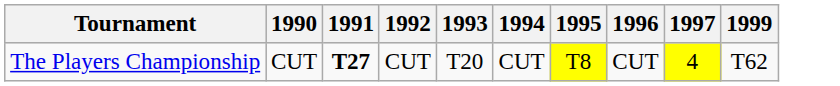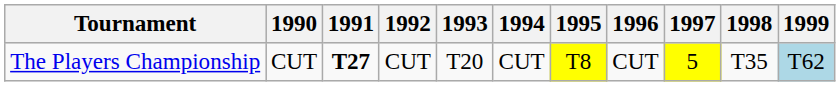+ column: (749, 23)
(692, 61) 4 -> (692, 61) 5
(749, 61) no background -> (806, 61) lightblue background
